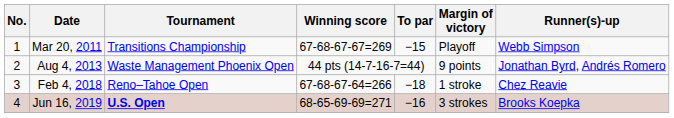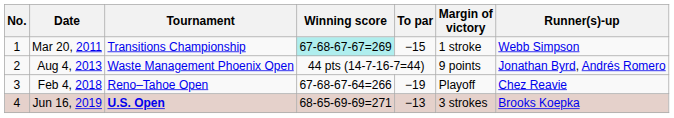(346, 47) no background -> (346, 47) paleturquoise background
(457, 47) Playoff -> (460, 47) 1 stroke
(415, 85) −18 -> (415, 85) −19
(460, 85) 1 stroke -> (457, 85) Playoff
(415, 104) −16 -> (415, 104) −13
